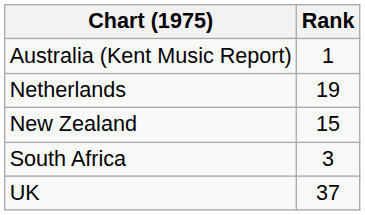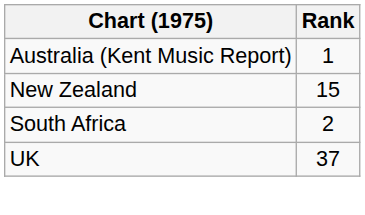- row: (68, 90)
(328, 158) 3 -> (328, 124) 2
